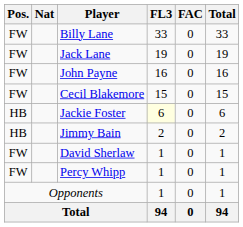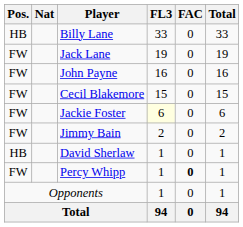(18, 34) FW -> (18, 34) HB
(18, 113) HB -> (18, 113) FW
(18, 133) HB -> (18, 133) FW
(18, 152) FW -> (18, 152) HB
(190, 172) normal -> (190, 172) bold
